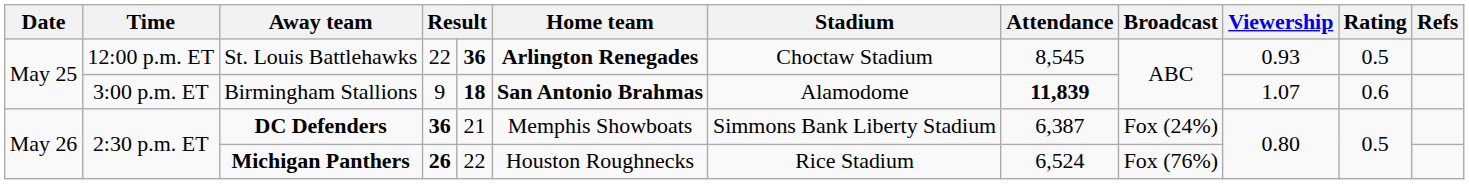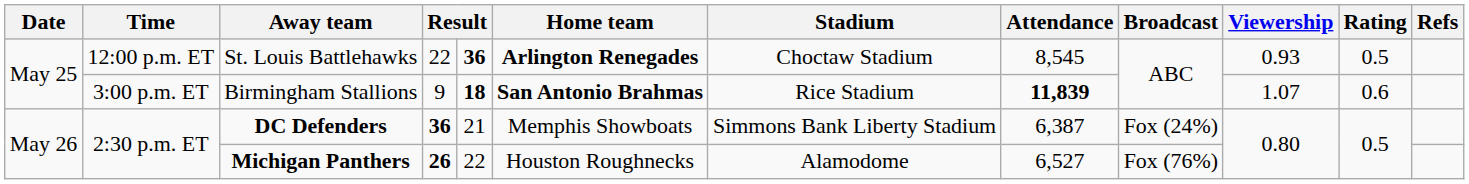(855, 91) Alamodome -> (855, 91) Rice Stadium
(855, 160) Rice Stadium -> (855, 160) Alamodome
(1060, 160) 6,524 -> (1060, 160) 6,527
